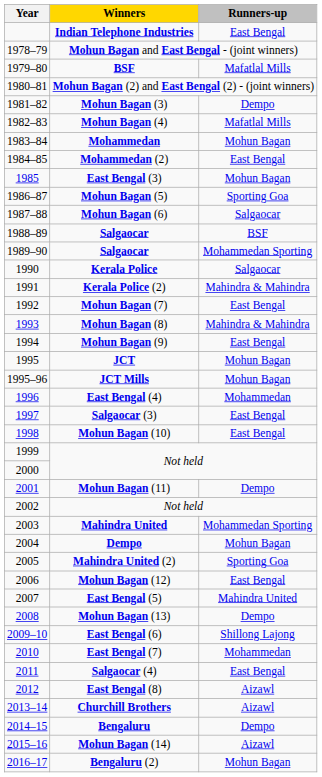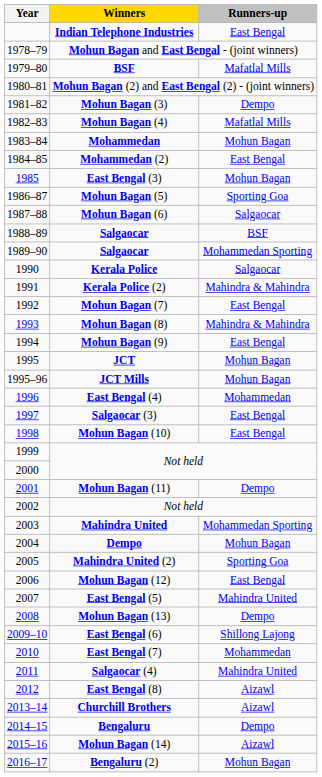(258, 671) East Bengal -> (258, 671) Mahindra United
